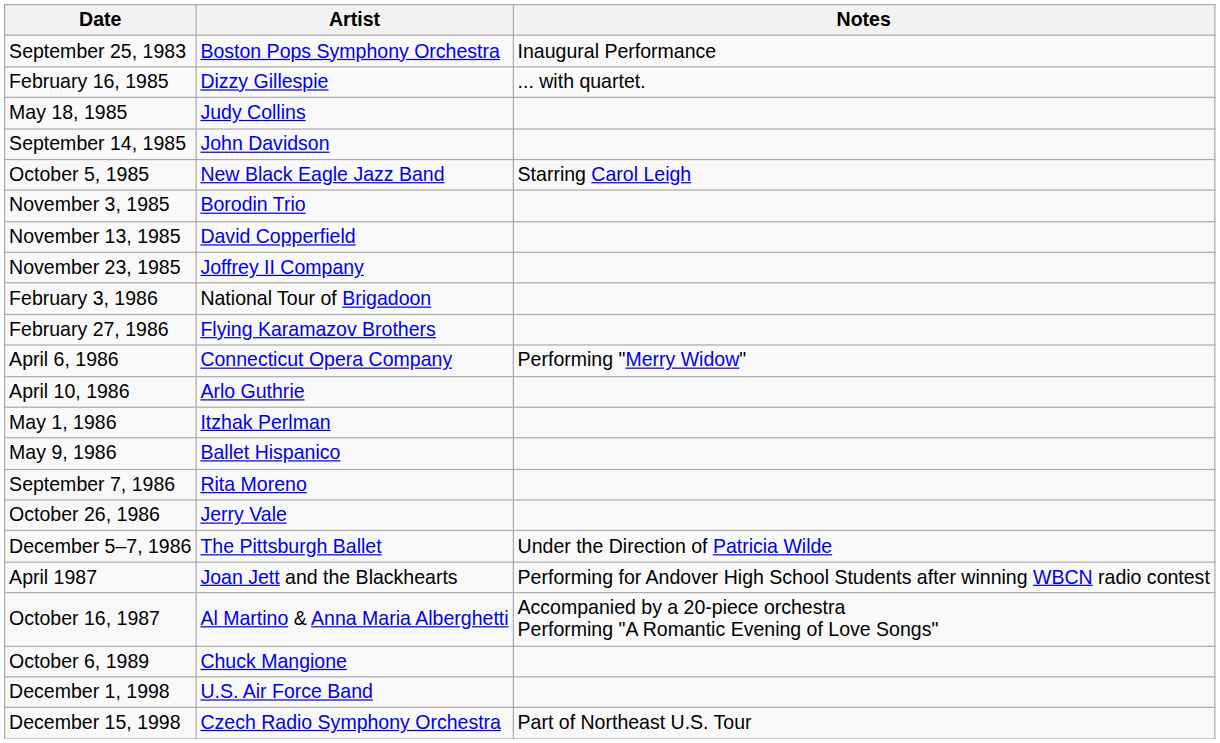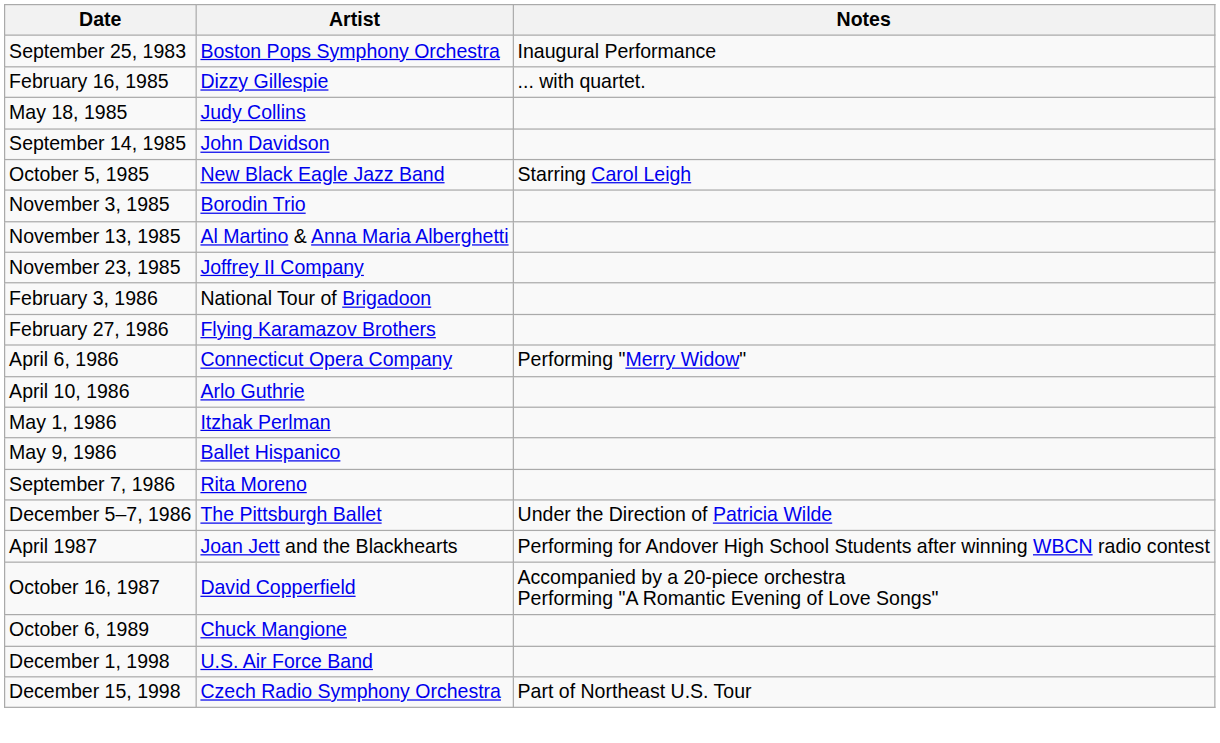(278, 236) David Copperfield -> (355, 236) Al Martino & Anna Maria Alberghetti
- row: (85, 515)
(355, 619) Al Martino & Anna Maria Alberghetti -> (278, 588) David Copperfield
